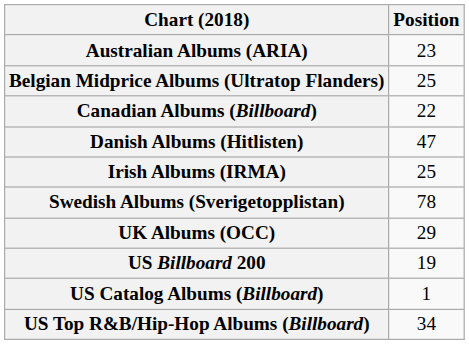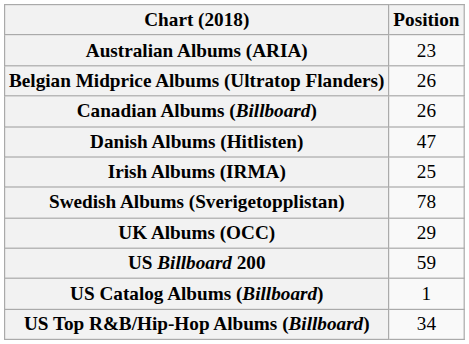(426, 80) 25 -> (426, 80) 26
(426, 111) 22 -> (426, 111) 26
(426, 263) 19 -> (426, 263) 59
